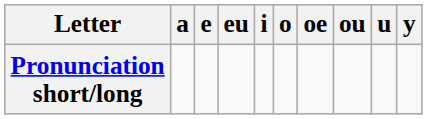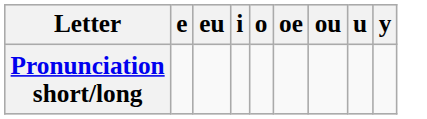- column: (183, 24)
